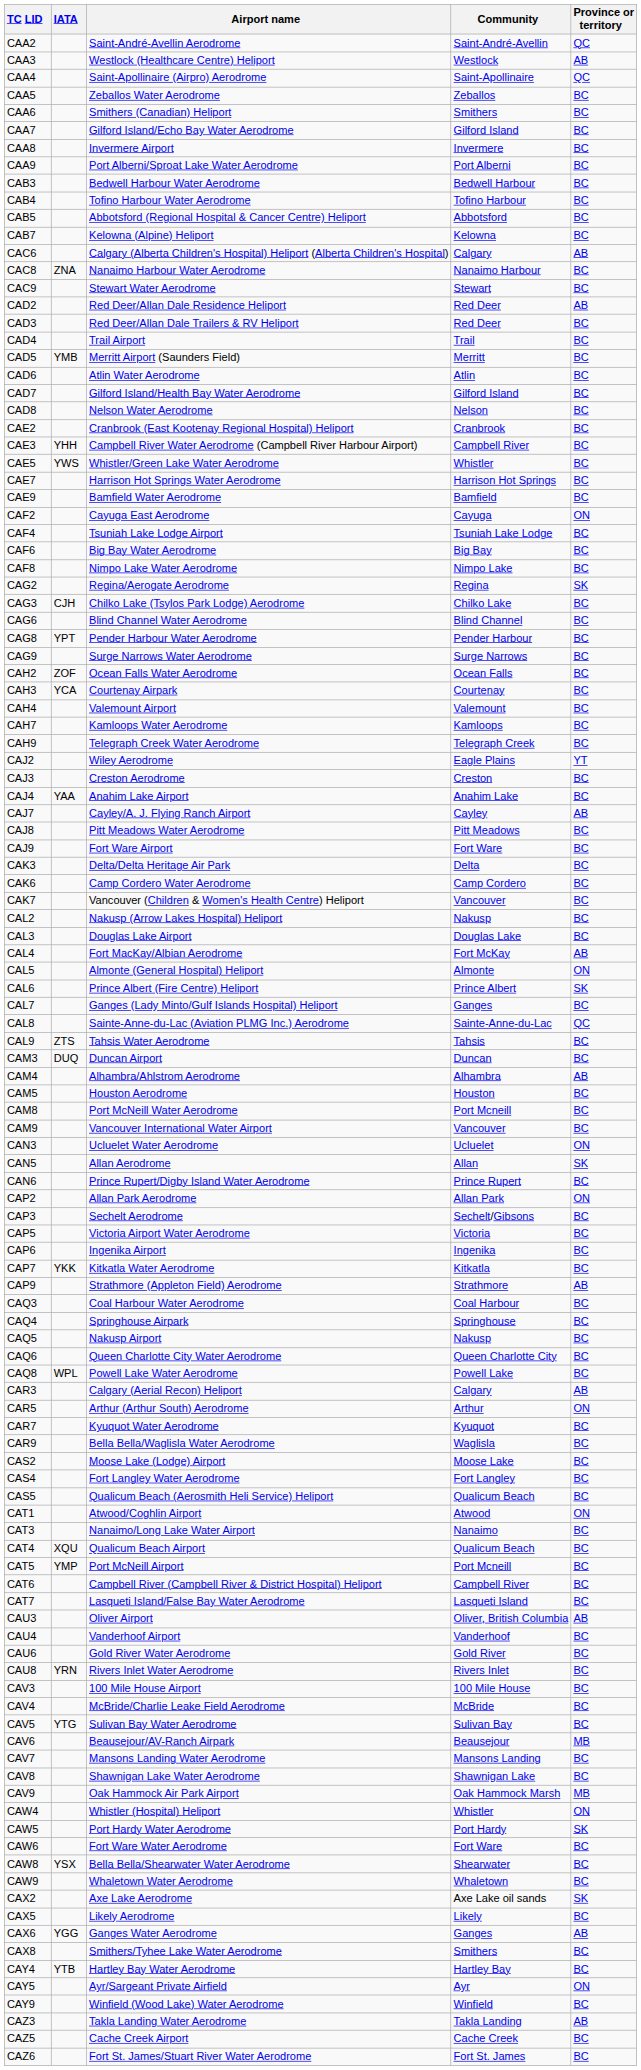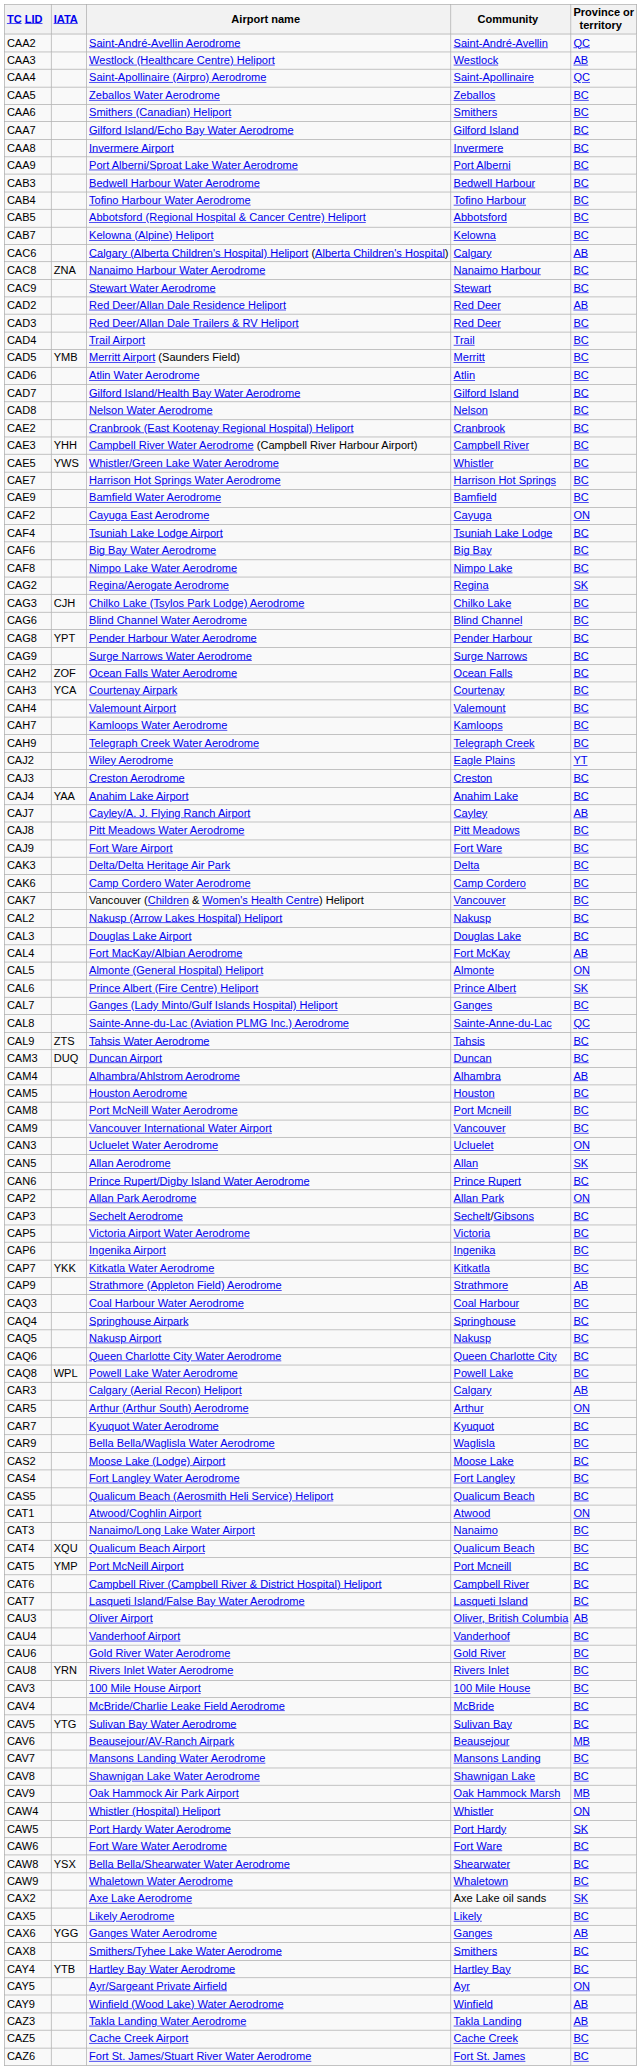(581, 2004) BC -> (581, 2004) AB
